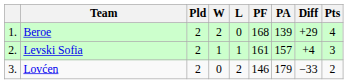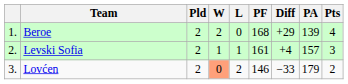columns swapped: (283, 13) <-> (308, 13)
(219, 69) no background -> (219, 69) lightsalmon background
